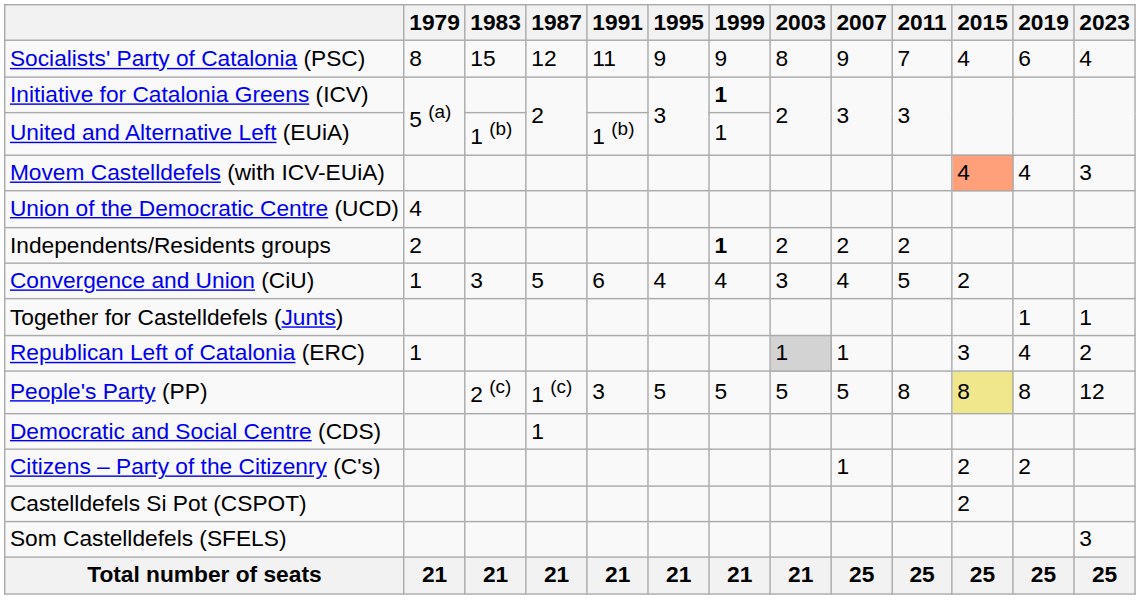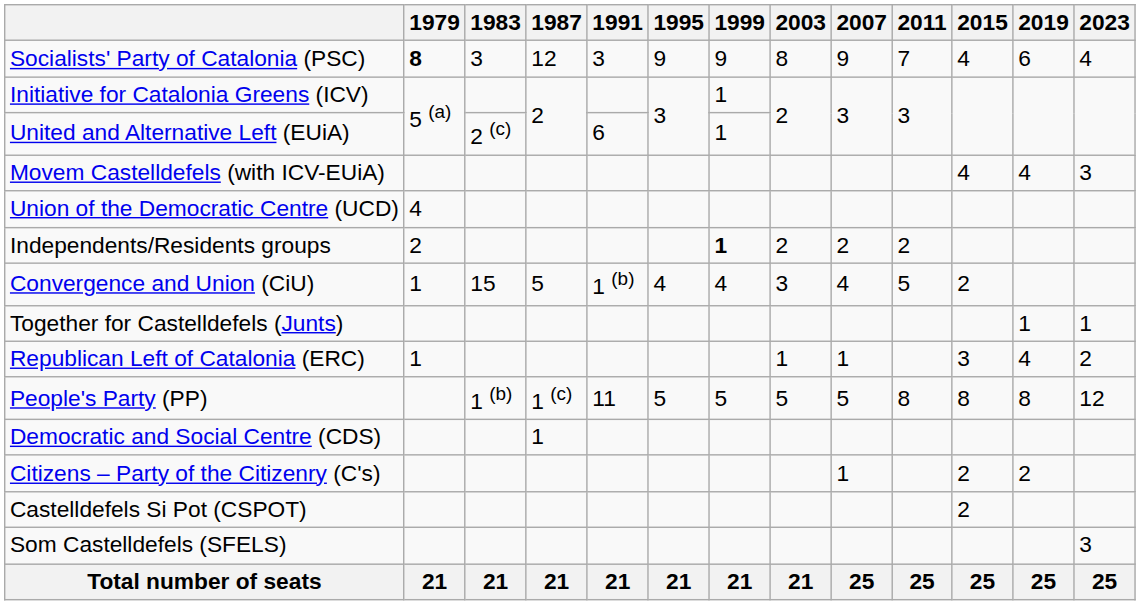(416, 58) normal -> (416, 58) bold
(483, 58) 15 -> (477, 58) 3
(604, 58) 11 -> (599, 58) 3
(721, 94) bold -> (721, 94) normal
(491, 133) 1 (b) -> (491, 133) 2 (c)
(613, 133) 1 (b) -> (599, 133) 6
(964, 172) lightsalmon background -> (964, 172) no background
(477, 280) 3 -> (483, 283) 15
(599, 280) 6 -> (613, 283) 1 (b)
(782, 352) lightgrey background -> (782, 359) no background
(491, 392) 2 (c) -> (491, 398) 1 (b)
(599, 392) 3 -> (604, 398) 11
(964, 392) khaki background -> (964, 398) no background
